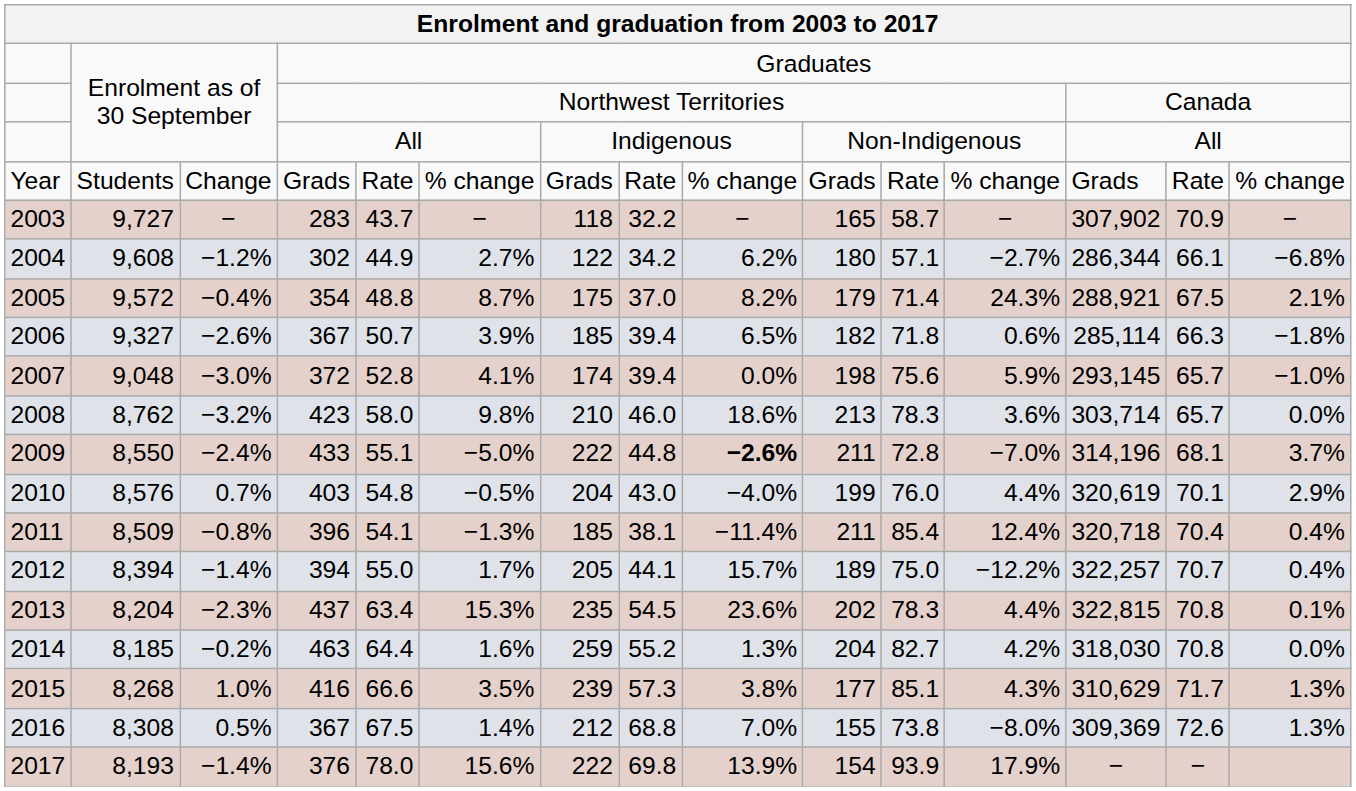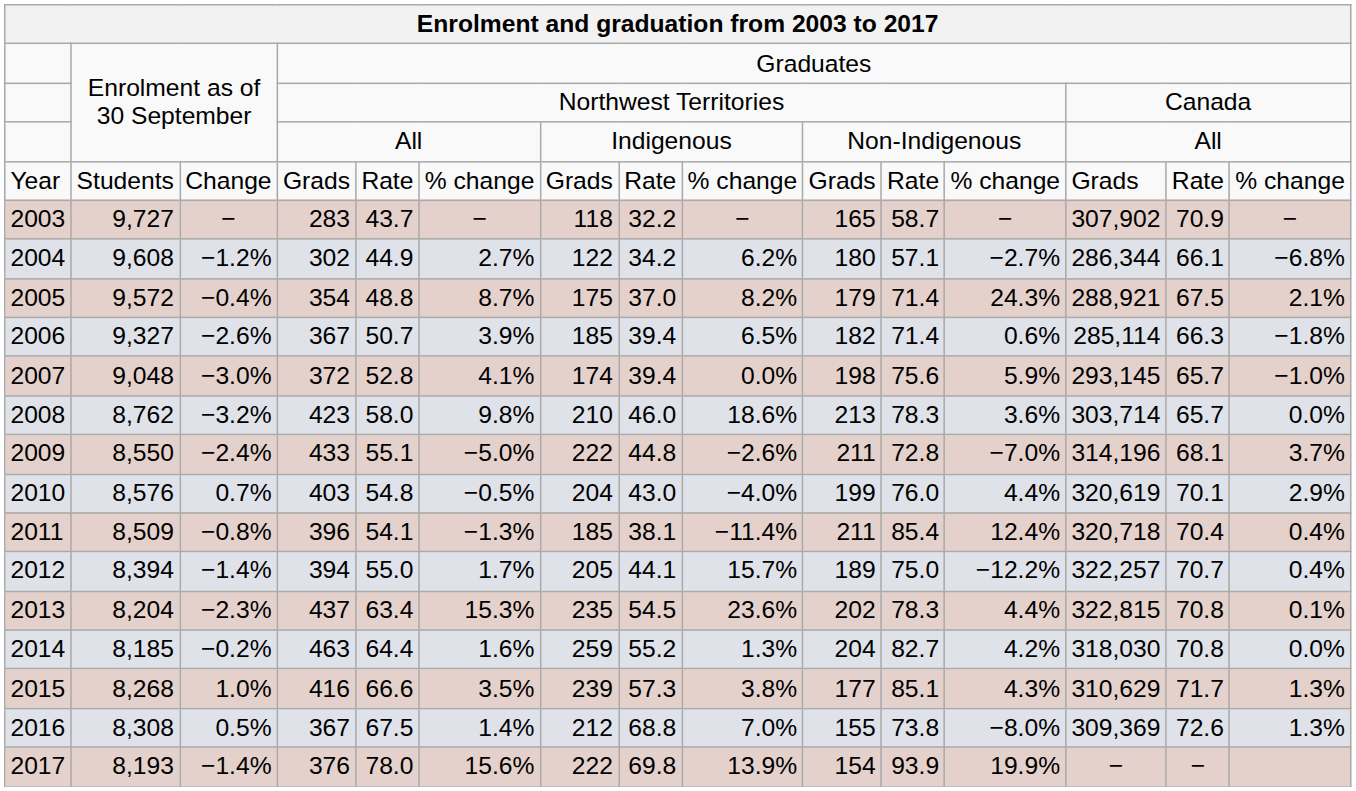(915, 336) 71.8 -> (915, 336) 71.4
(762, 453) bold -> (762, 453) normal
(1025, 766) 17.9% -> (1025, 766) 19.9%
